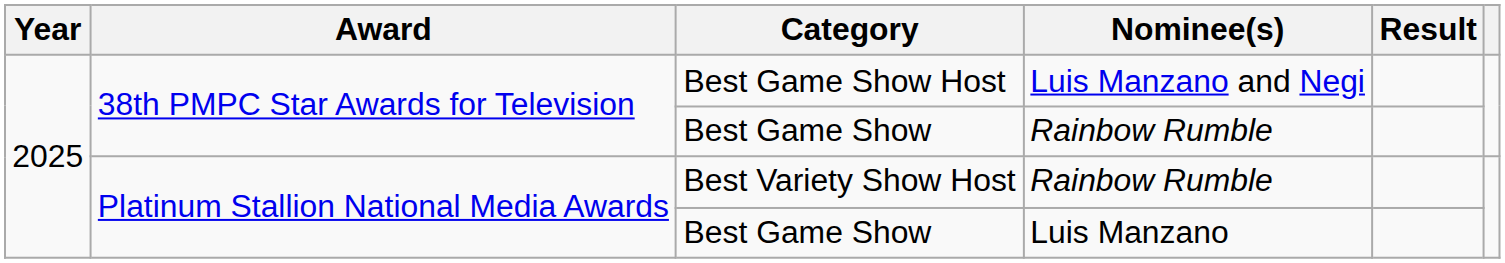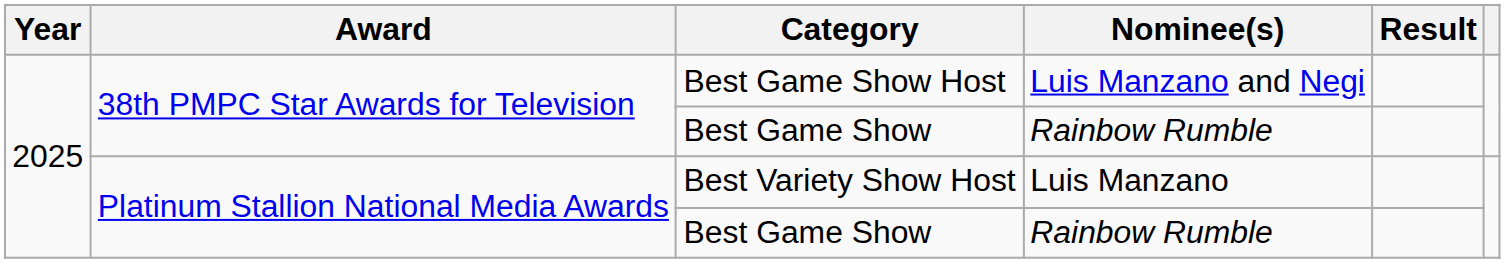(1152, 181) Rainbow Rumble -> (1130, 181) Luis Manzano
(1130, 231) Luis Manzano -> (1152, 231) Rainbow Rumble
